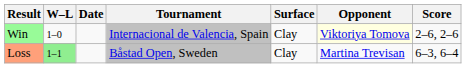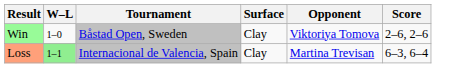- column: (91, 14)
(189, 33) Internacional de Valencia, Spain -> (133, 33) Båstad Open, Sweden
(365, 33) lightyellow background -> (335, 33) no background
(163, 53) Båstad Open, Sweden -> (158, 53) Internacional de Valencia, Spain
